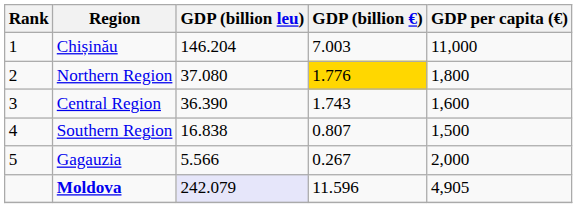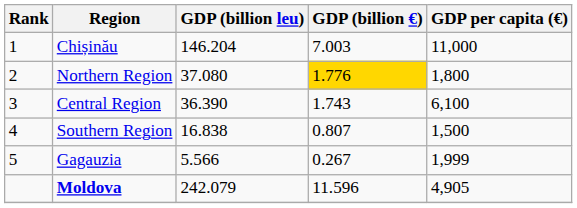(450, 103) 1,600 -> (450, 103) 6,100
(450, 159) 2,000 -> (450, 159) 1,999
(208, 187) lavender background -> (208, 187) no background
